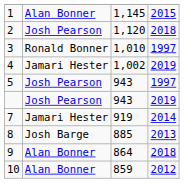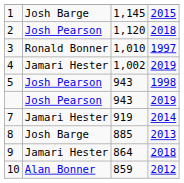(60, 13) Alan Bonner -> (57, 13) Josh Barge
(163, 83) 1997 -> (163, 83) 1998
(60, 152) Alan Bonner -> (67, 152) Jamari Hester
